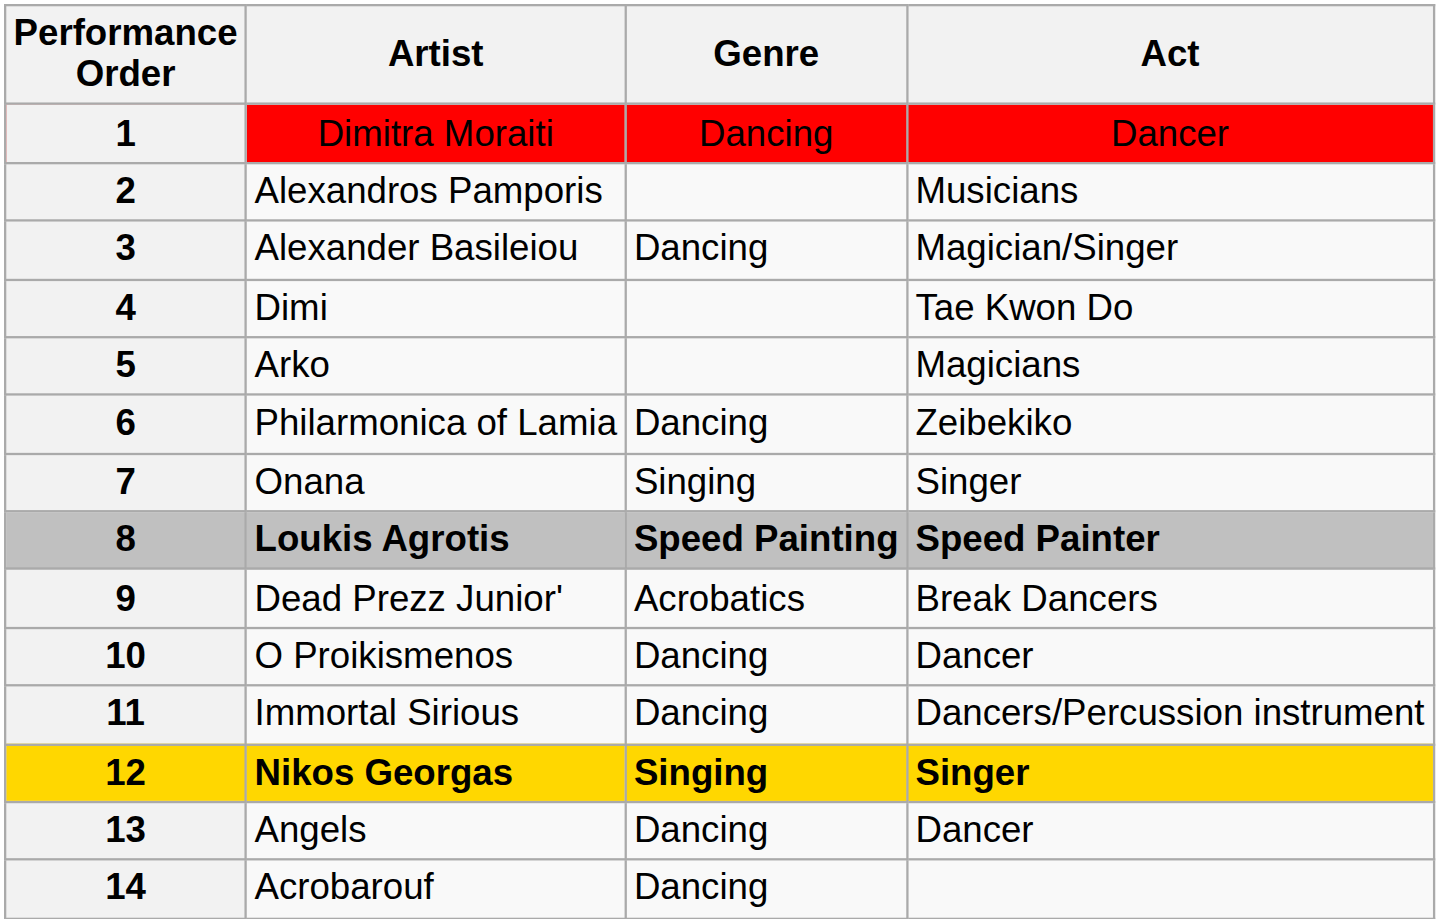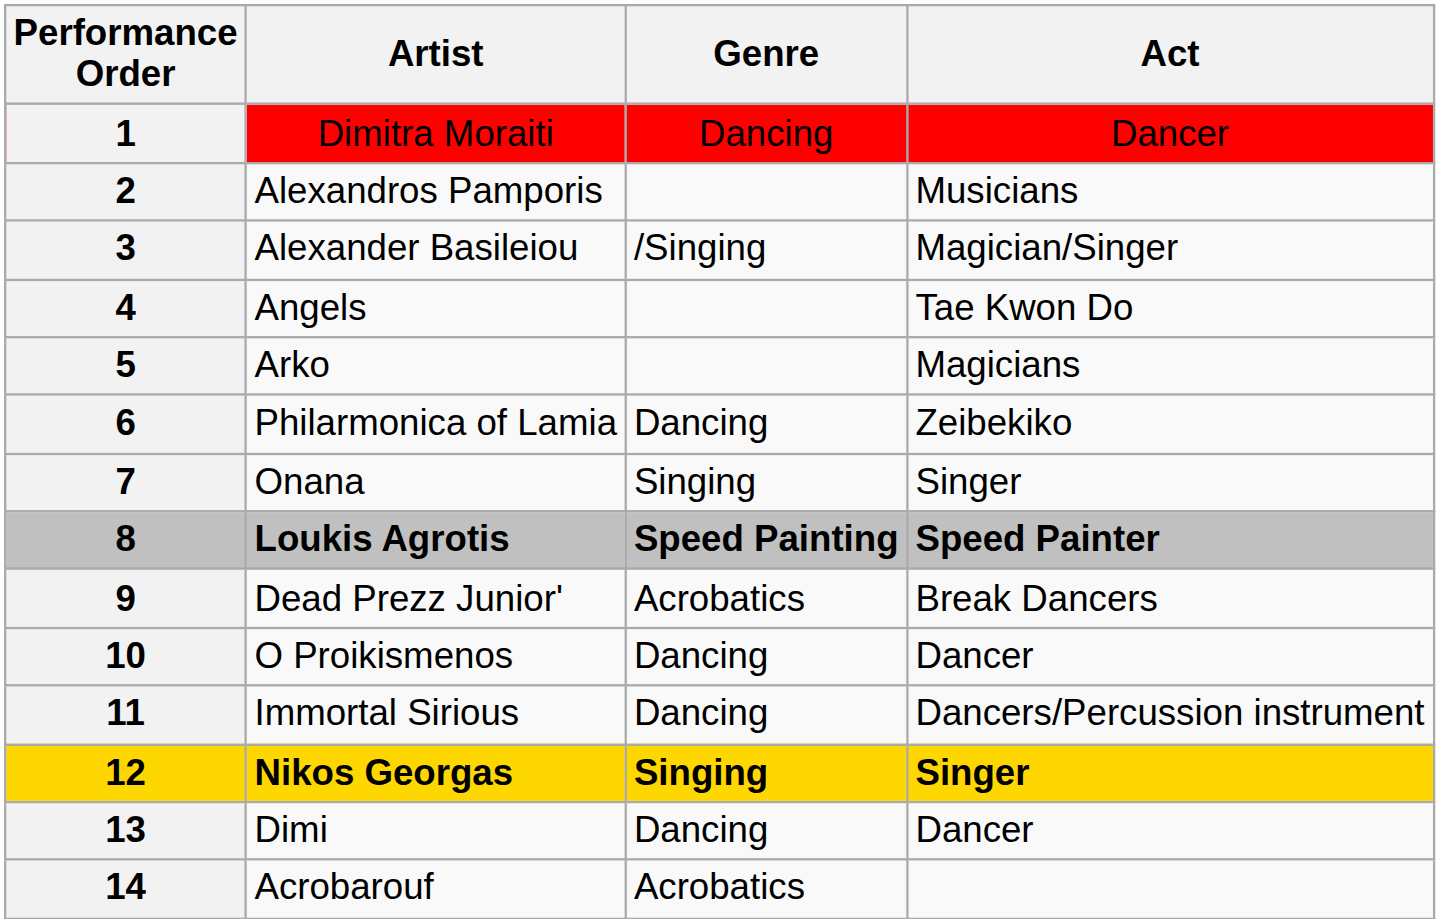(701, 249) Dancing -> (700, 249) /Singing
(291, 307) Dimi -> (311, 307) Angels
(311, 830) Angels -> (291, 830) Dimi
(701, 888) Dancing -> (719, 888) Acrobatics
